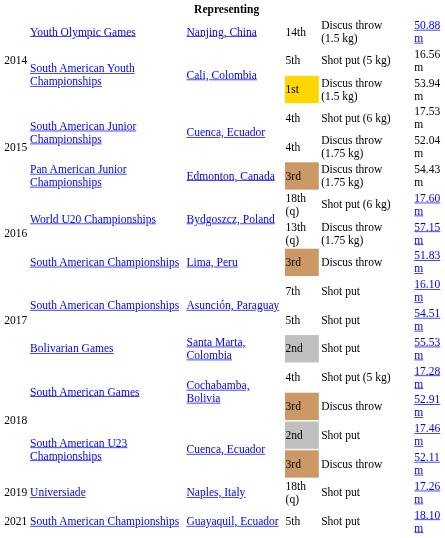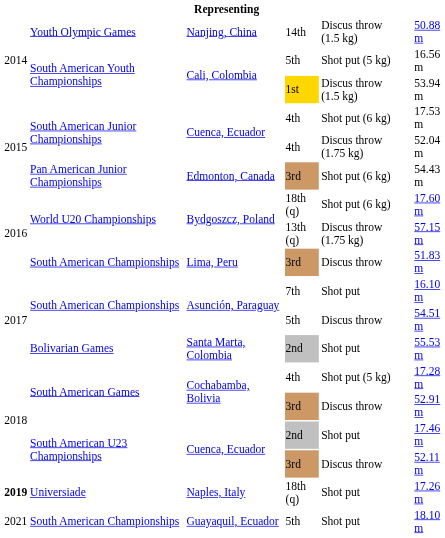(352, 176) Discus throw (1.75 kg) -> (356, 176) Shot put (6 kg)
(341, 320) Shot put -> (352, 320) Discus throw
(16, 492) normal -> (16, 492) bold
